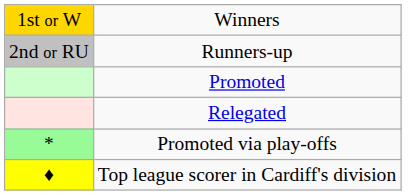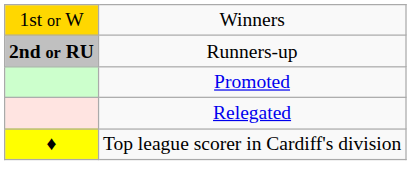(49, 50) normal -> (52, 50) bold
- row: (247, 143)
